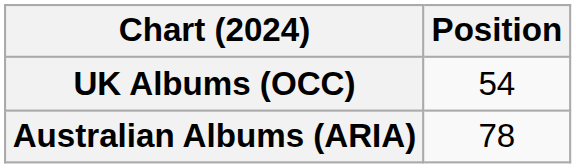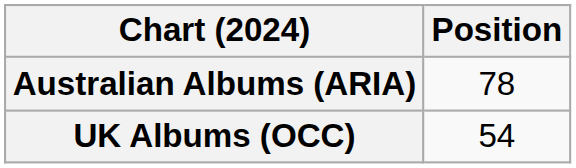rows swapped: (214, 135) <-> (214, 83)
